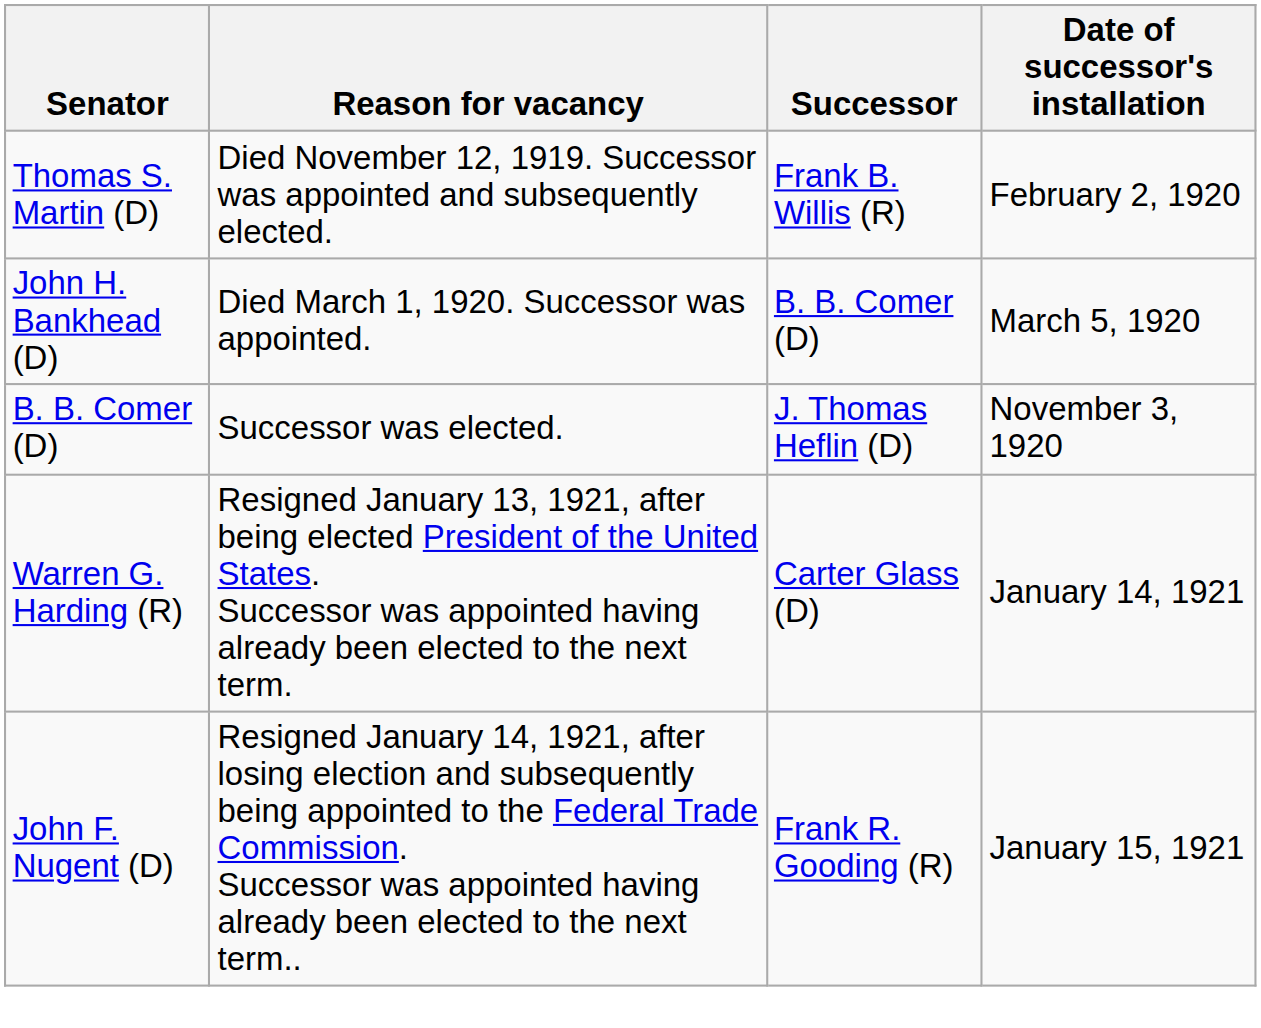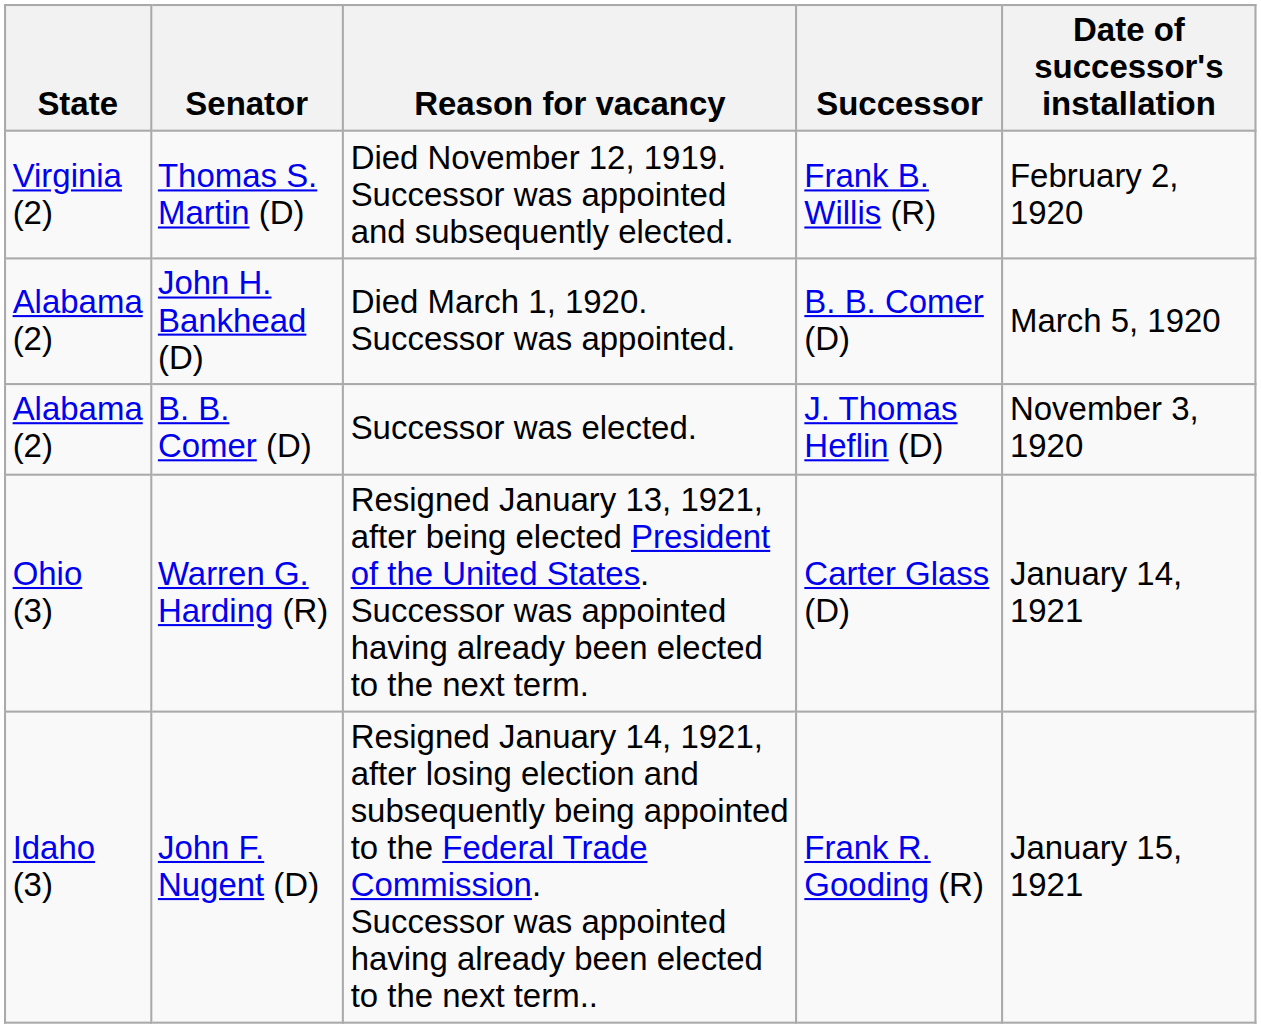+ column: (78, 104)
